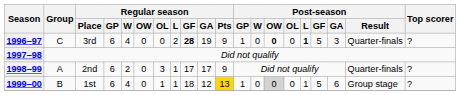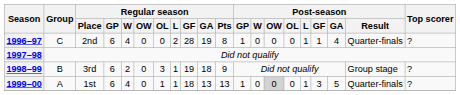(90, 41) 3rd -> (90, 41) 2nd
(189, 41) bold -> (189, 41) normal
(225, 41) 9 -> (225, 41) 8
(274, 41) bold -> (274, 41) normal
(306, 41) bold -> (306, 41) normal
(319, 41) 5 -> (319, 41) 1
(336, 41) 3 -> (336, 41) 4
(60, 69) A -> (60, 69) B
(90, 69) 2nd -> (90, 69) 3rd
(189, 69) 17 -> (189, 69) 19
(206, 69) 17 -> (206, 69) 18
(375, 69) Quarter-finals -> (373, 69) Group stage
(60, 84) B -> (60, 84) A
(206, 84) 12 -> (206, 84) 13
(225, 84) gold background -> (225, 84) no background
(319, 84) 5 -> (319, 84) 3
(336, 84) 6 -> (336, 84) 5
(373, 84) Group stage -> (375, 84) Quarter-finals
